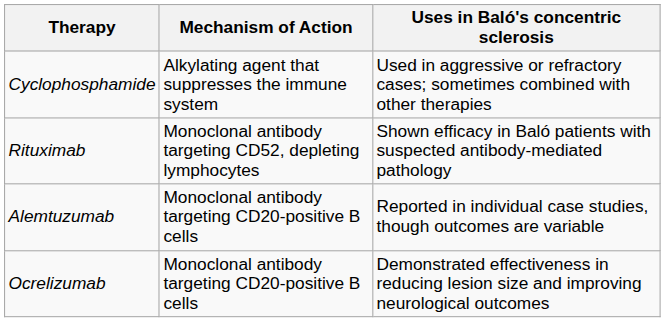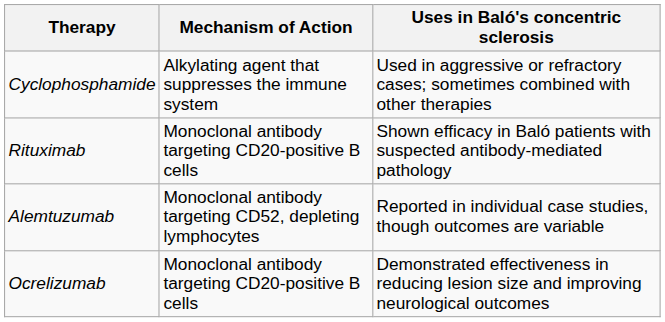(261, 150) Monoclonal antibody targeting CD52, depleting lymphocytes -> (262, 150) Monoclonal antibody targeting CD20-positive B cells
(262, 217) Monoclonal antibody targeting CD20-positive B cells -> (261, 217) Monoclonal antibody targeting CD52, depleting lymphocytes
